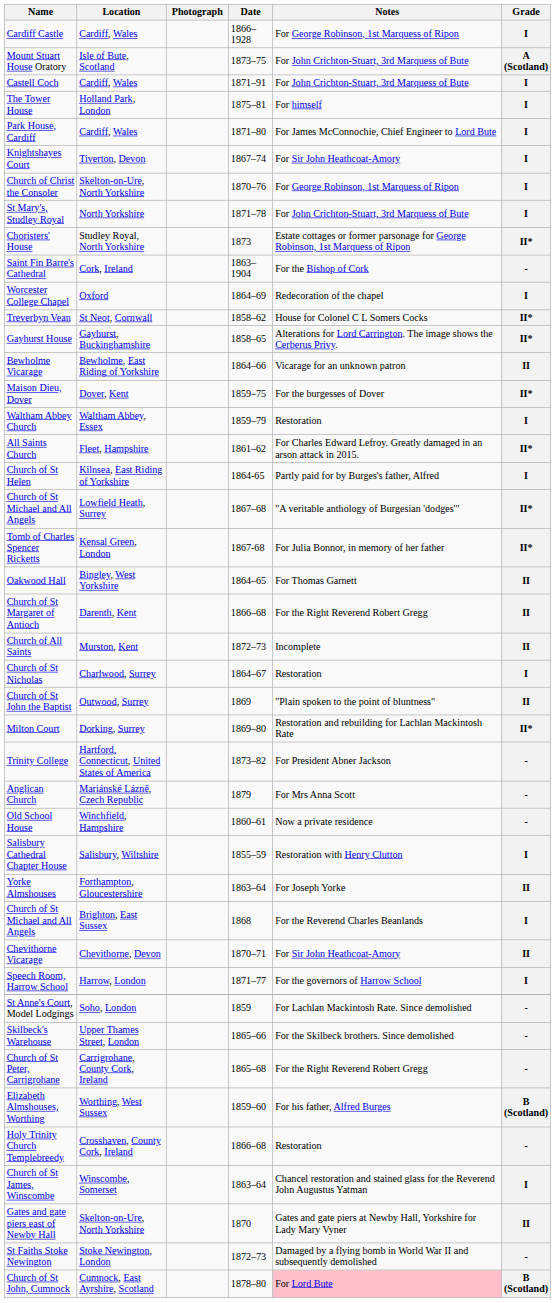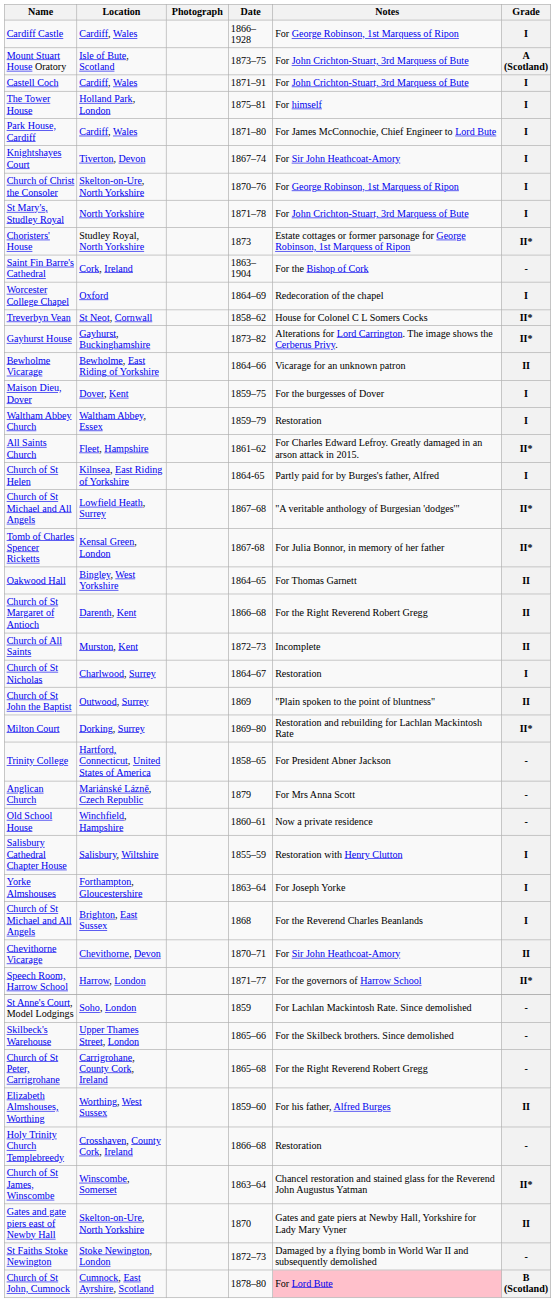(248, 339) 1858–65 -> (248, 339) 1873–82
(526, 394) II* -> (526, 394) I
(248, 761) 1873–82 -> (248, 761) 1858–65
(526, 887) II -> (526, 887) I
(526, 981) I -> (526, 981) II*
(526, 1107) B (Scotland) -> (526, 1107) II
(526, 1184) I -> (526, 1184) II*
